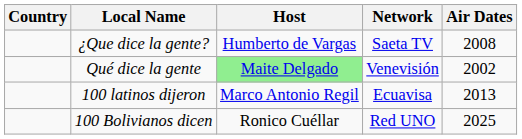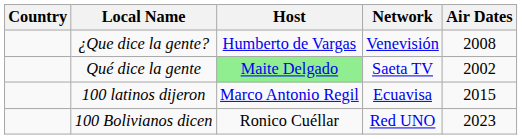(403, 43) Saeta TV -> (403, 43) Venevisión
(403, 69) Venevisión -> (403, 69) Saeta TV
(479, 95) 2013 -> (479, 95) 2015
(479, 120) 2025 -> (479, 120) 2023
